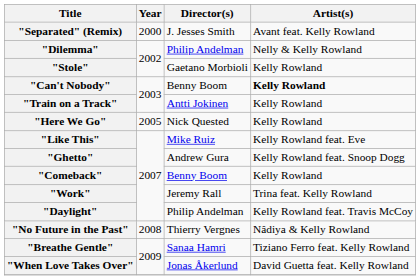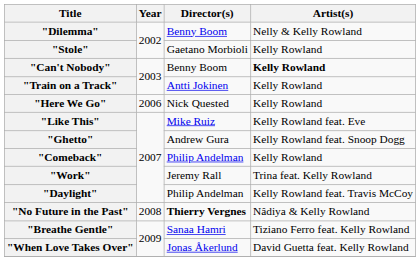- row: (70, 31)
(205, 49) Philip Andelman -> (197, 31) Benny Boom
(150, 121) 2005 -> (150, 103) 2006
(197, 175) Benny Boom -> (205, 157) Philip Andelman
(203, 229) normal -> (206, 211) bold
